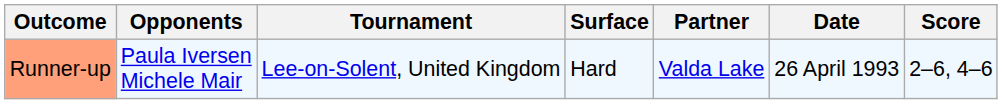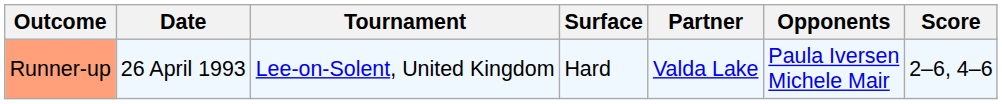columns swapped: (837, 21) <-> (186, 21)
